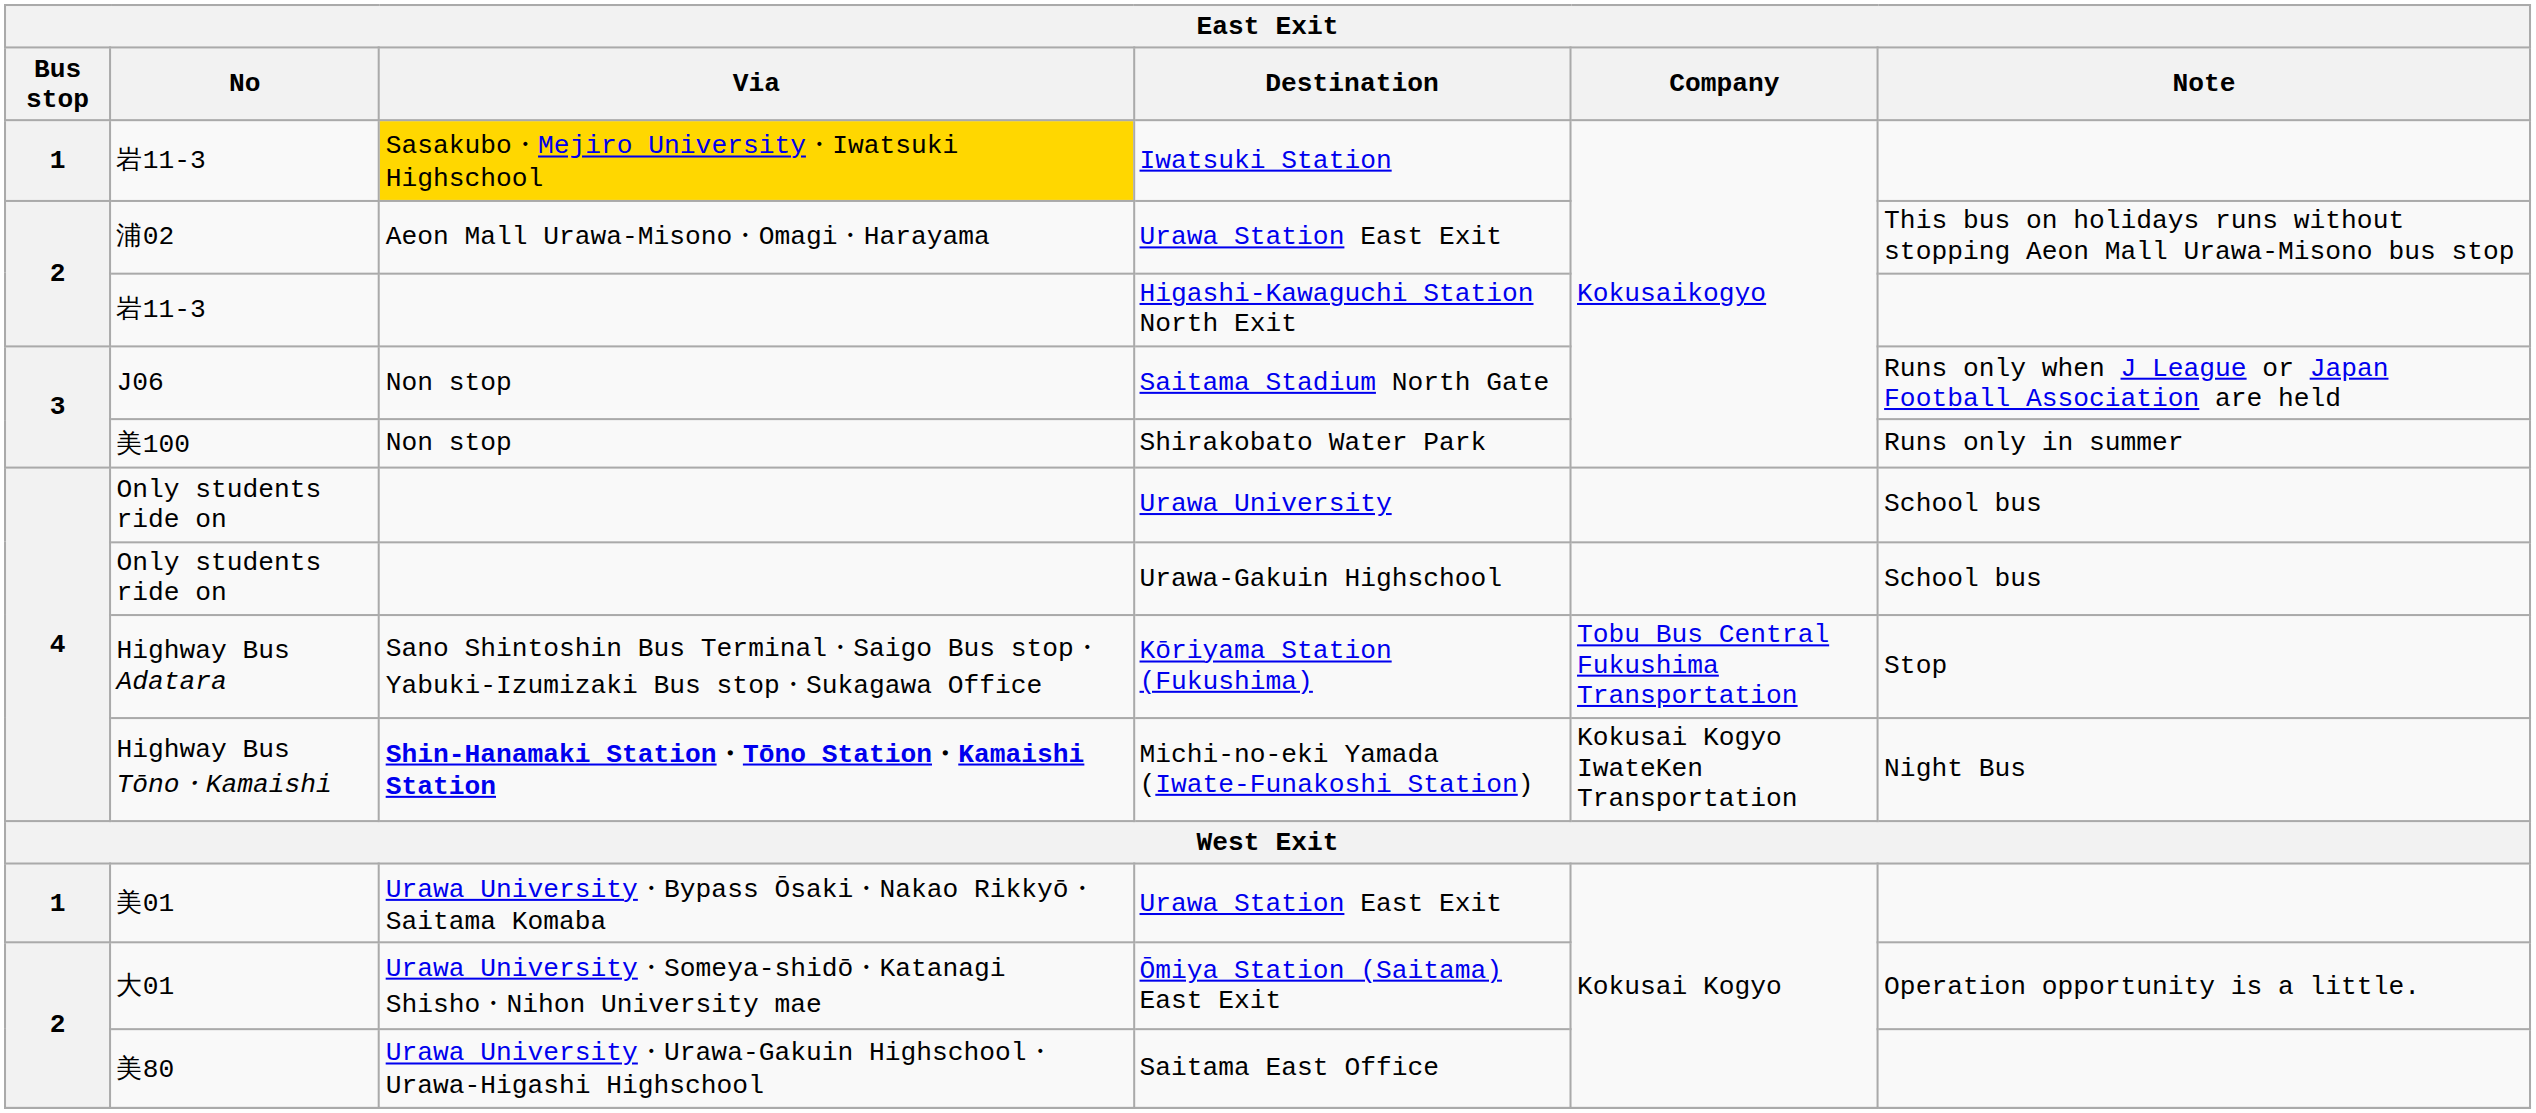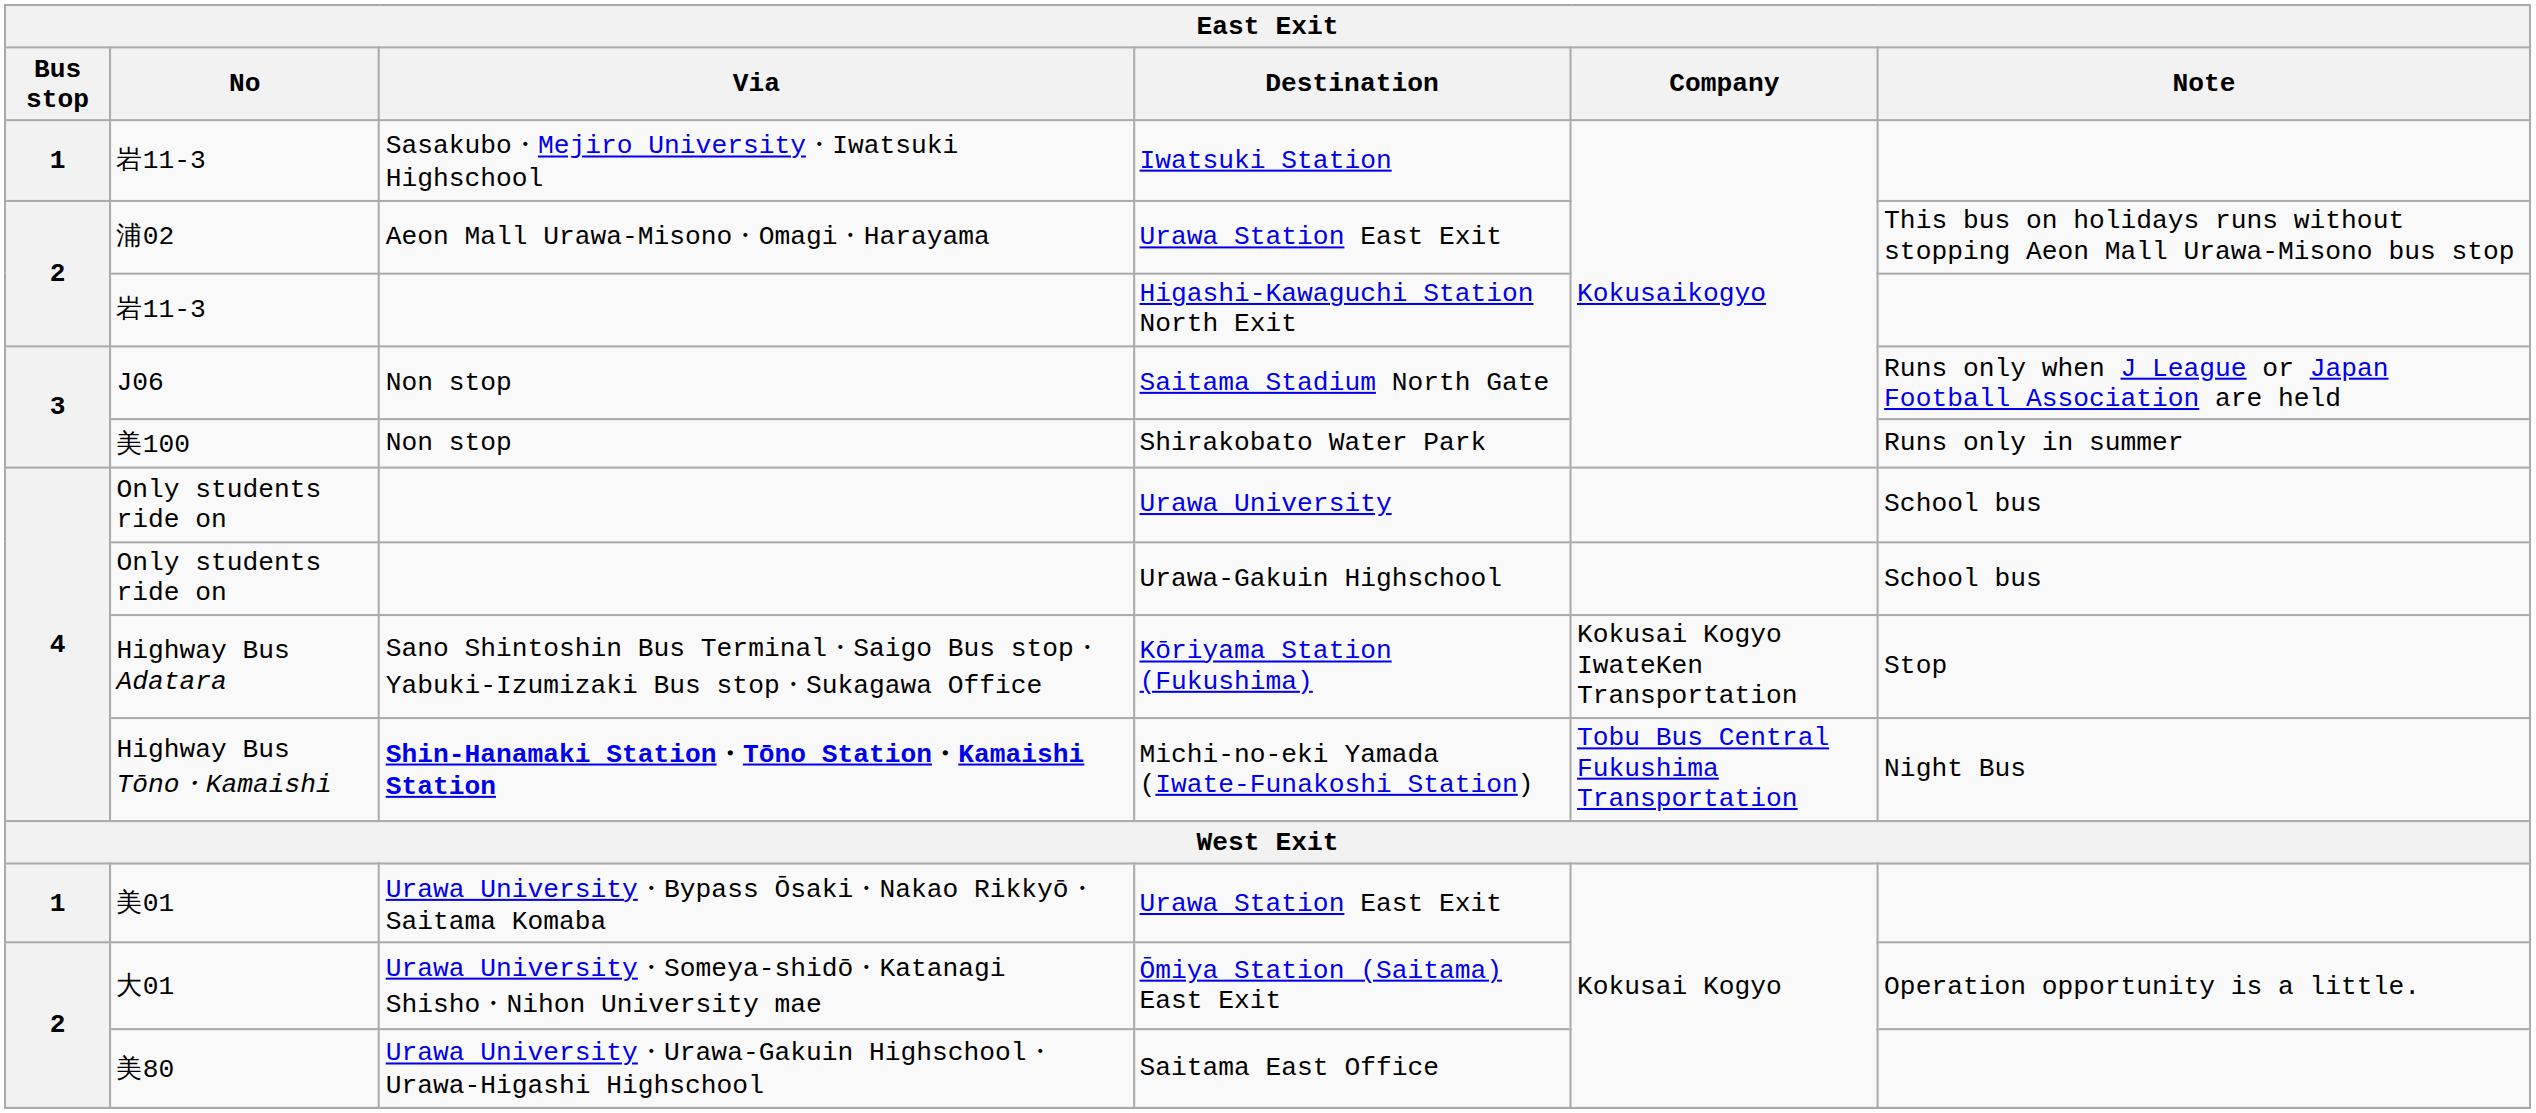(672, 163) gold background -> (672, 163) no background
(1703, 666) Tobu Bus Central Fukushima Transportation -> (1687, 666) Kokusai Kogyo IwateKen Transportation
(1687, 770) Kokusai Kogyo IwateKen Transportation -> (1703, 770) Tobu Bus Central Fukushima Transportation
